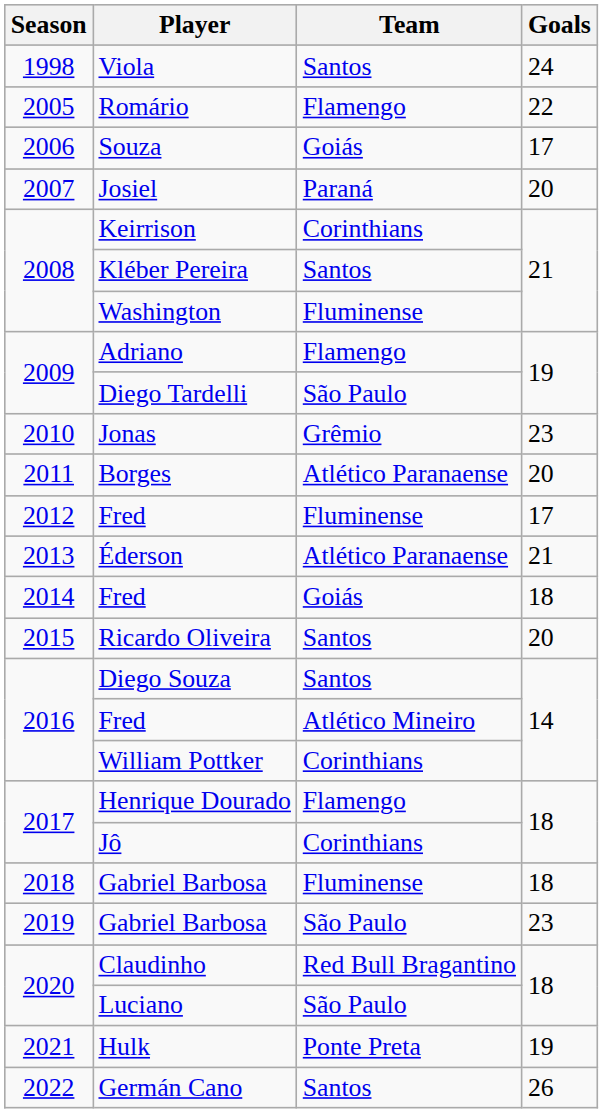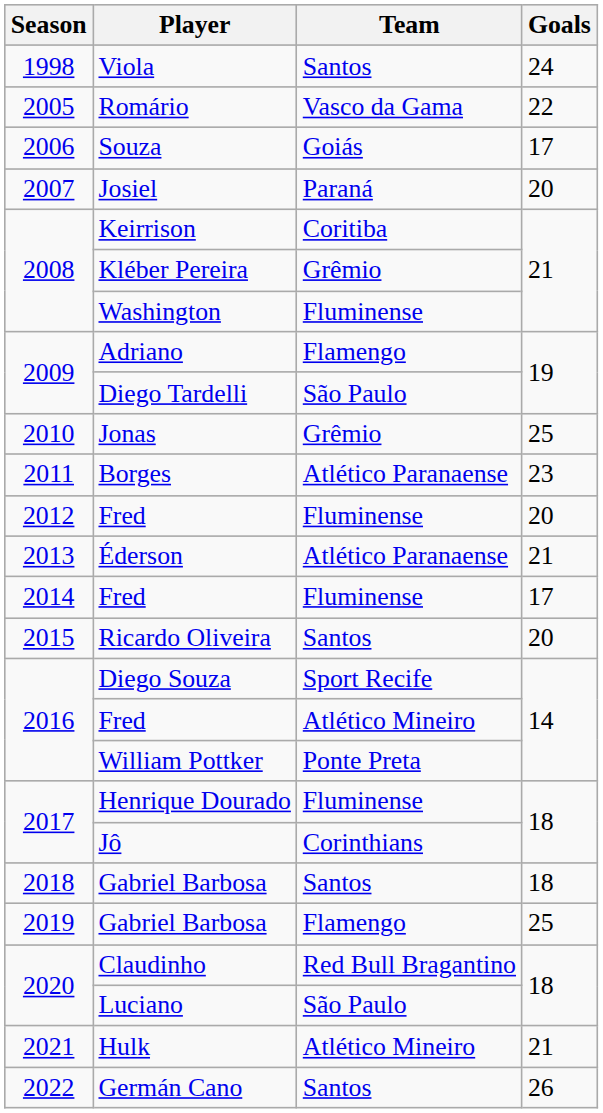(354, 106) Flamengo -> (383, 106) Vasco da Gama
(363, 229) Corinthians -> (345, 229) Coritiba
(337, 270) Santos -> (342, 270) Grêmio
(541, 433) 23 -> (541, 433) 25
(541, 474) 20 -> (541, 474) 23
(541, 515) 17 -> (541, 515) 20
(333, 596) Goiás -> (363, 596) Fluminense
(541, 596) 18 -> (541, 596) 17
(337, 678) Santos -> (368, 678) Sport Recife
(363, 760) Corinthians -> (362, 760) Ponte Preta
(354, 801) Flamengo -> (363, 801) Fluminense
(363, 882) Fluminense -> (337, 882) Santos
(355, 923) São Paulo -> (354, 923) Flamengo
(541, 923) 23 -> (541, 923) 25
(362, 1046) Ponte Preta -> (389, 1046) Atlético Mineiro
(541, 1046) 19 -> (541, 1046) 21
